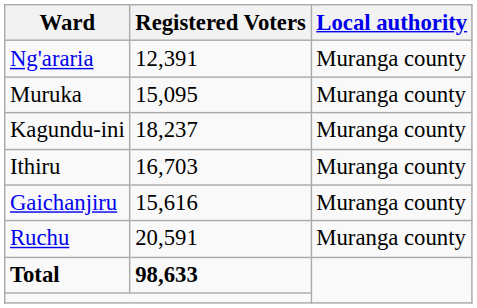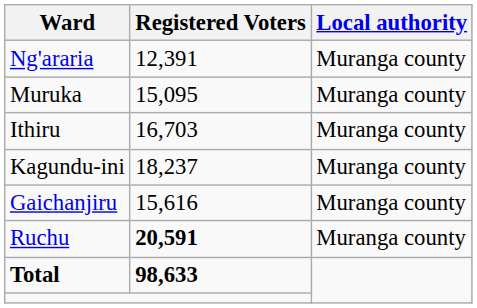rows swapped: (67, 130) <-> (35, 166)
(167, 238) normal -> (167, 238) bold
